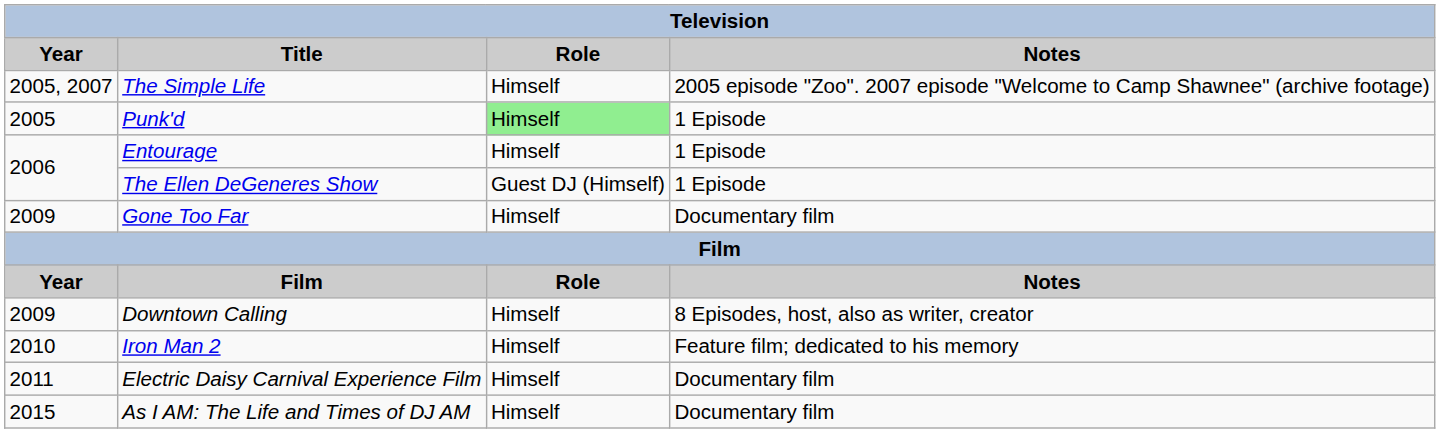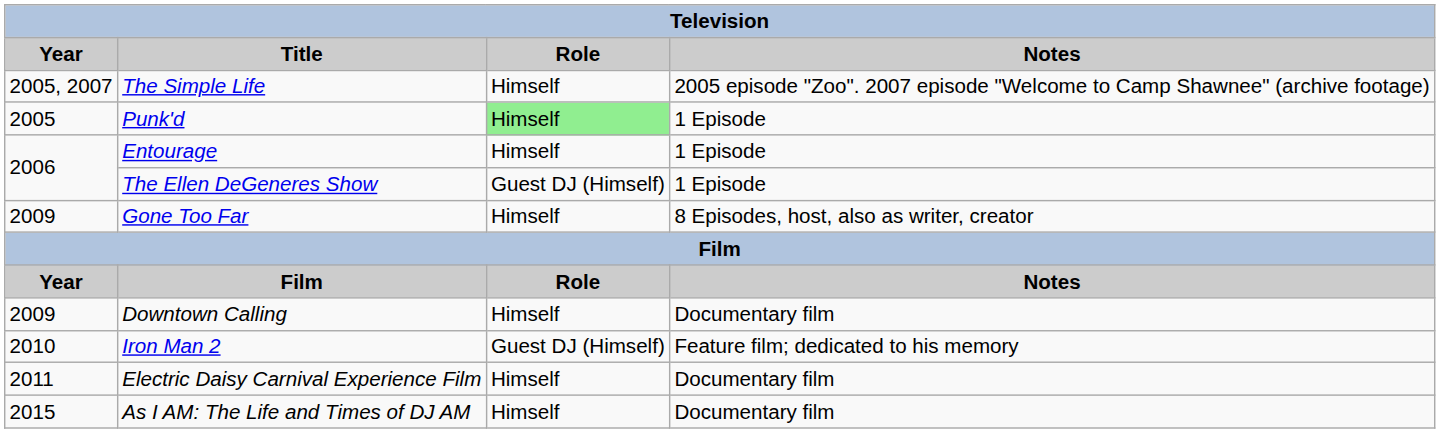(754, 217) Documentary film -> (854, 217) 8 Episodes, host, also as writer, creator
(854, 314) 8 Episodes, host, also as writer, creator -> (754, 314) Documentary film
(525, 347) Himself -> (578, 347) Guest DJ (Himself)
